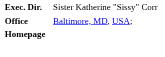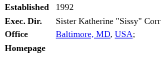+ row: (27, 7)
